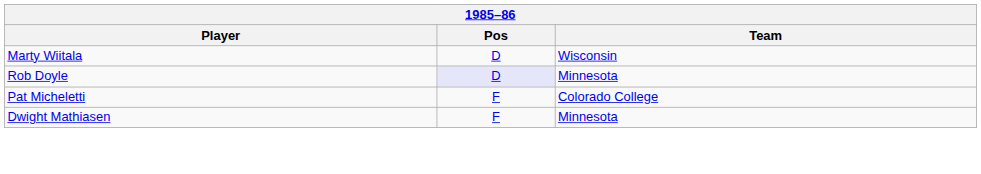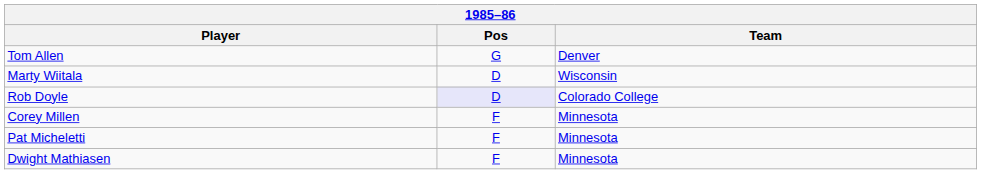+ row: (35, 55)
(588, 76) Minnesota -> (608, 96) Colorado College
+ row: (43, 117)
(608, 96) Colorado College -> (588, 138) Minnesota
